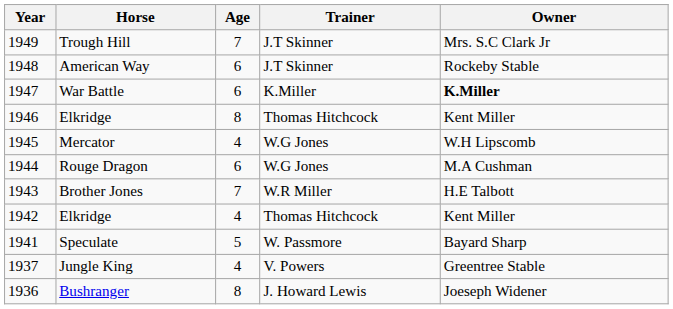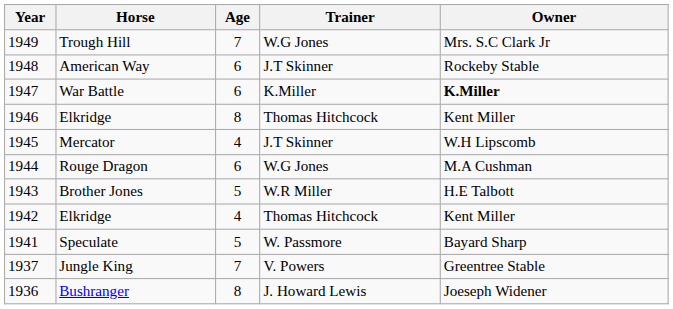(298, 42) J.T Skinner -> (296, 42) W.G Jones
(296, 142) W.G Jones -> (298, 142) J.T Skinner
(237, 191) 7 -> (237, 191) 5
(237, 266) 4 -> (237, 266) 7
